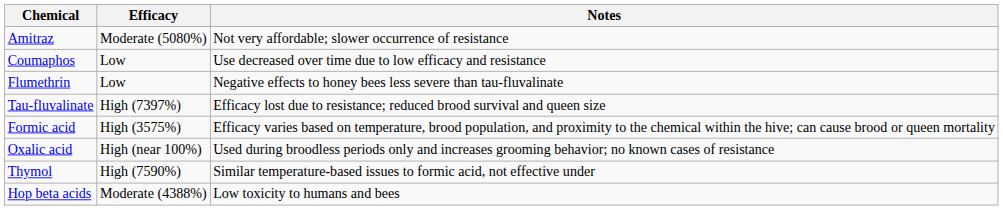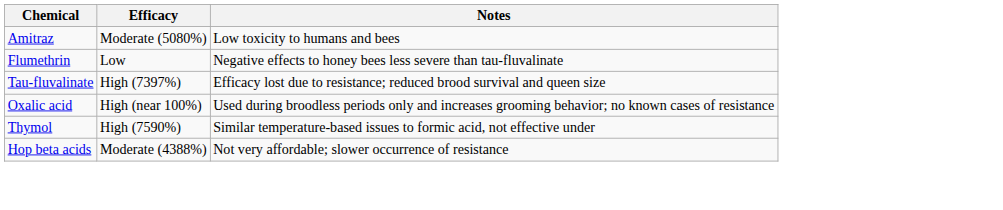(361, 37) Not very affordable; slower occurrence of resistance -> (306, 37) Low toxicity to humans and bees
- row: (41, 60)
- row: (42, 127)
(306, 194) Low toxicity to humans and bees -> (361, 149) Not very affordable; slower occurrence of resistance
